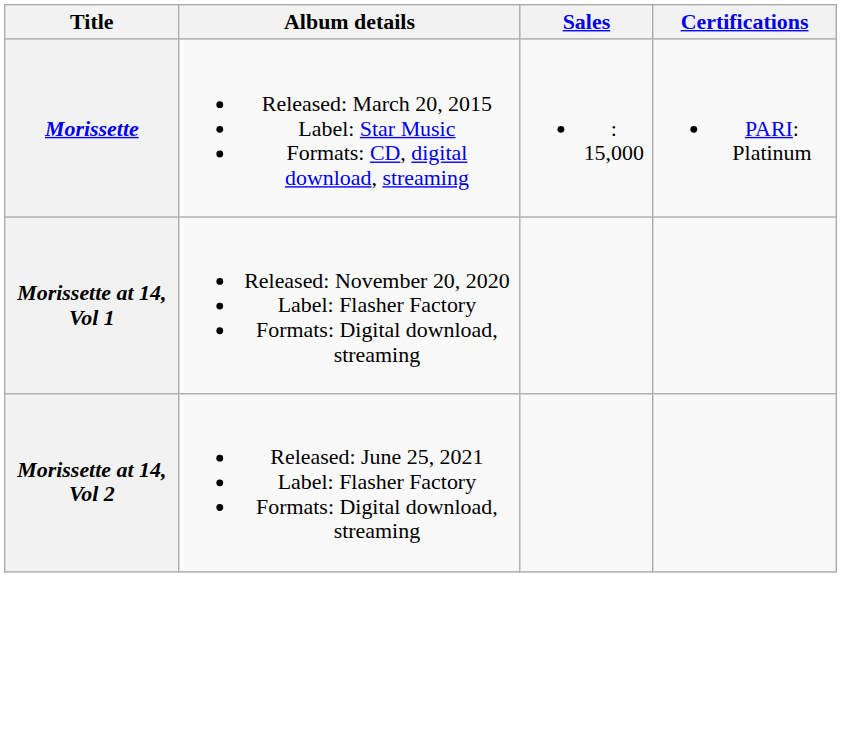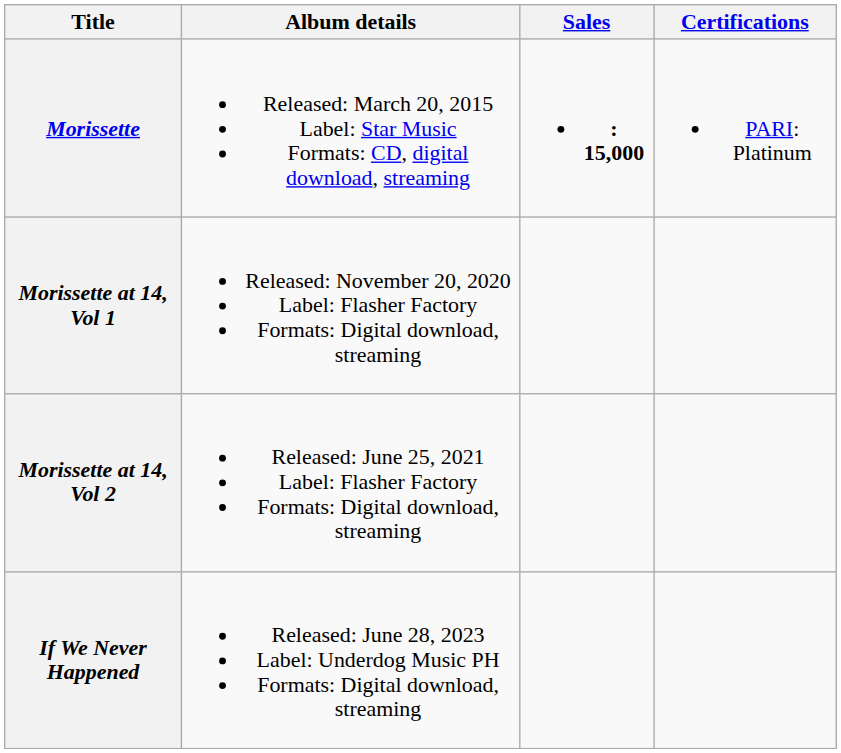(586, 140) normal -> (587, 140) bold
+ row: (93, 659)
